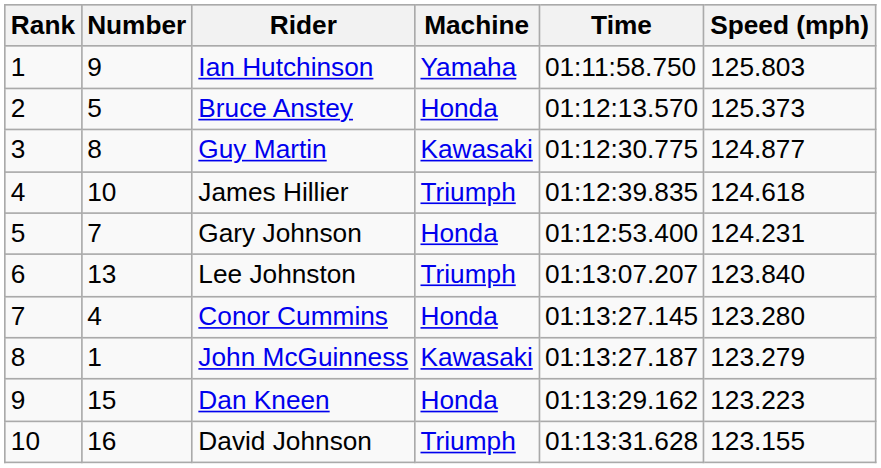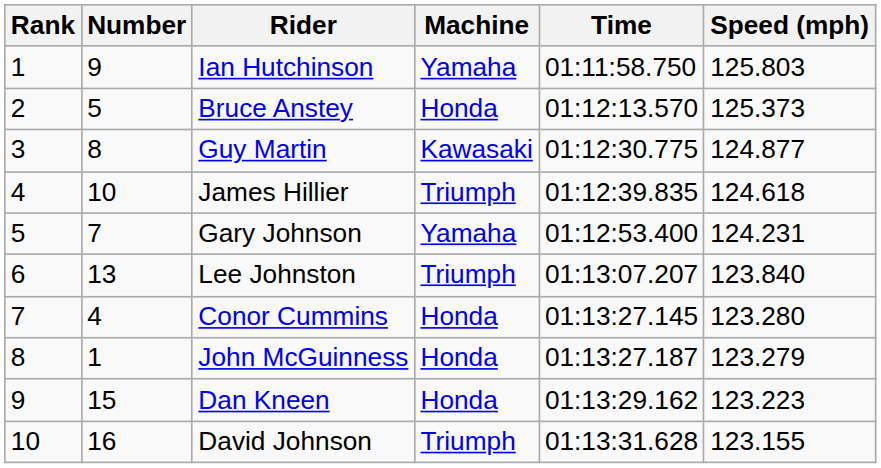(459, 233) Honda -> (468, 233) Yamaha
(477, 358) Kawasaki -> (459, 358) Honda
